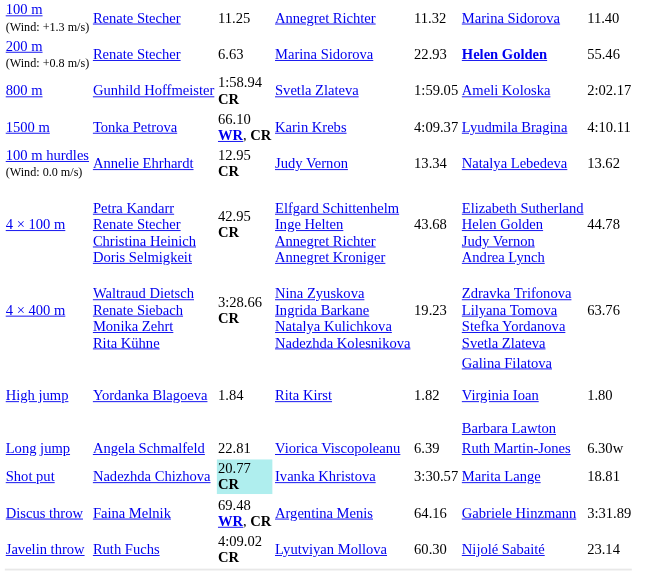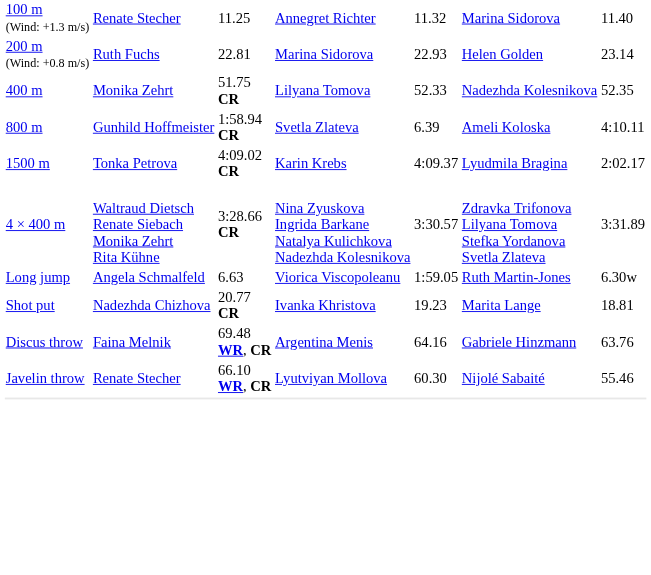(137, 54) Renate Stecher -> (126, 54) Ruth Fuchs
(231, 54) 6.63 -> (234, 54) 22.81
(504, 54) bold -> (502, 54) normal
(604, 54) 55.46 -> (617, 54) 23.14
+ row: (24, 90)
(436, 90) 1:59.05 -> (427, 127) 6.39
(609, 90) 2:02.17 -> (623, 127) 4:10.11
(245, 127) 66.10 WR, CR -> (240, 163) 4:09.02 CR
(609, 127) 4:10.11 -> (623, 163) 2:02.17
- row: (47, 163)
- row: (36, 224)
(430, 310) 19.23 -> (436, 224) 3:30.57
(604, 310) 63.76 -> (623, 224) 3:31.89
- row: (37, 395)
(234, 448) 22.81 -> (231, 277) 6.63
(427, 448) 6.39 -> (436, 277) 1:59.05
(234, 476) paleturquoise background -> (234, 305) no background
(436, 476) 3:30.57 -> (430, 305) 19.23
(609, 513) 3:31.89 -> (617, 342) 63.76
(126, 549) Ruth Fuchs -> (137, 378) Renate Stecher
(240, 549) 4:09.02 CR -> (245, 378) 66.10 WR, CR
(604, 549) 23.14 -> (617, 378) 55.46
